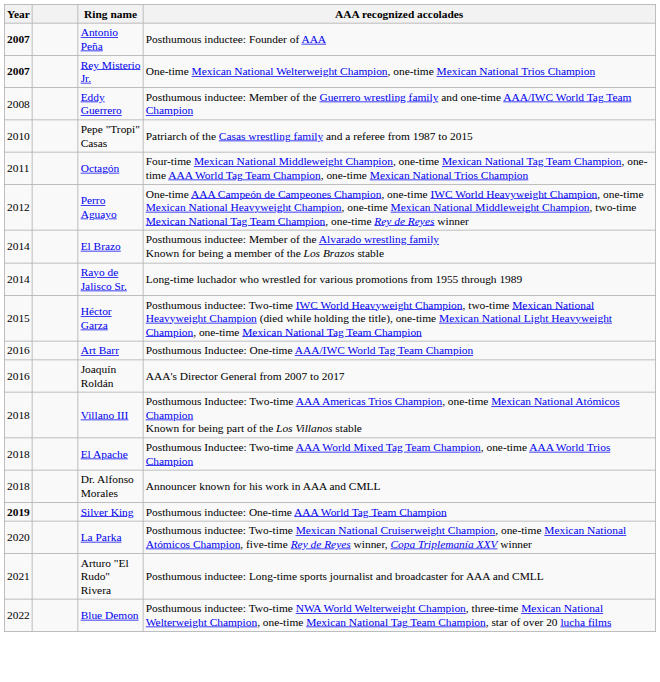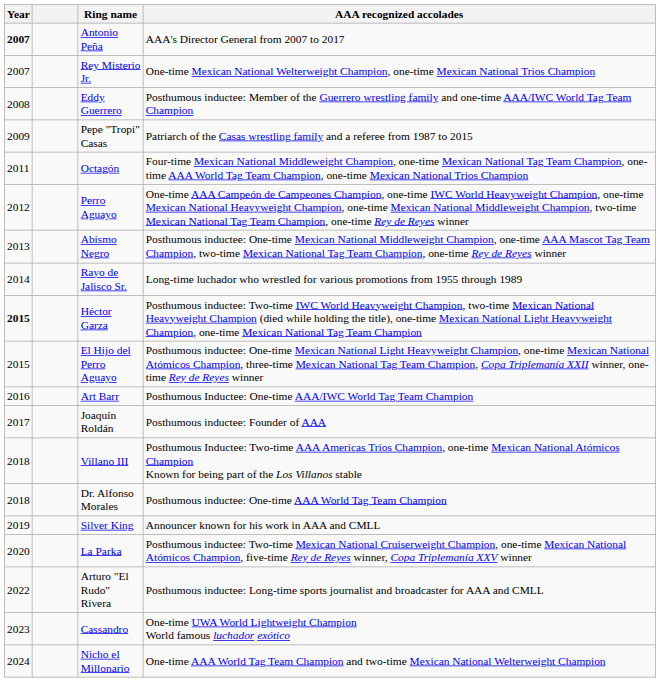(236, 39) Posthumous inductee: Founder of AAA -> (245, 39) AAA's Director General from 2007 to 2017
(18, 71) bold -> (18, 71) normal
(18, 136) 2010 -> (18, 136) 2009
+ row: (99, 246)
- row: (101, 246)
(18, 318) normal -> (18, 318) bold
+ row: (106, 364)
(18, 376) 2016 -> (18, 421) 2017
(245, 376) AAA's Director General from 2007 to 2017 -> (236, 421) Posthumous inductee: Founder of AAA
- row: (104, 454)
(263, 486) Announcer known for his work in AAA and CMLL -> (296, 499) Posthumous inductee: One-time AAA World Tag Team Champion
(18, 512) bold -> (18, 525) normal
(296, 512) Posthumous inductee: One-time AAA World Tag Team Champion -> (263, 525) Announcer known for his work in AAA and CMLL
(18, 576) 2021 -> (18, 590) 2022
- row: (110, 615)
+ row: (104, 629)
+ row: (105, 661)
